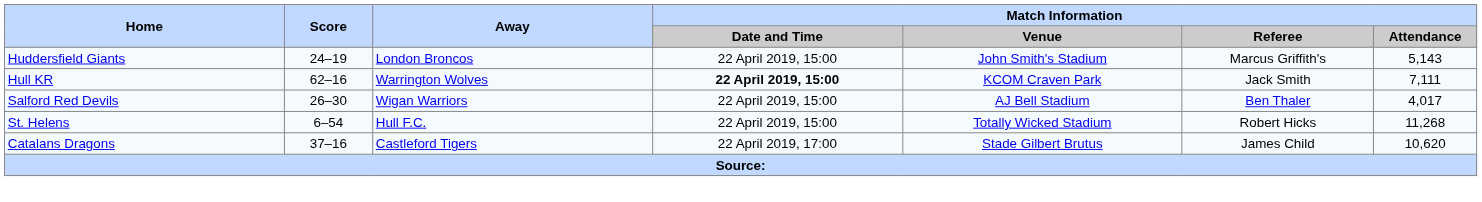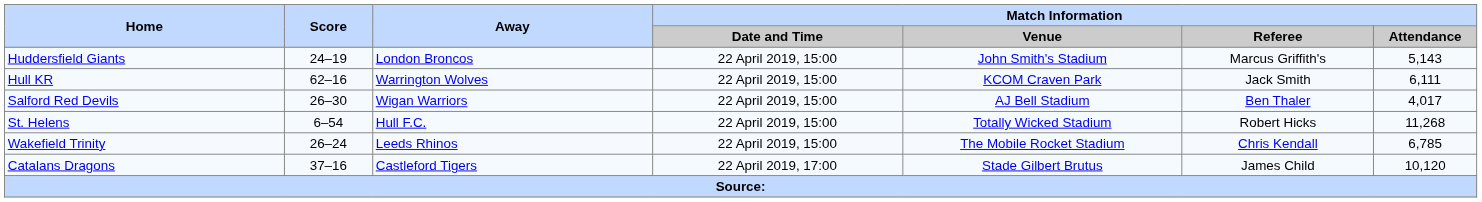(777, 79) bold -> (777, 79) normal
(1425, 79) 7,111 -> (1425, 79) 6,111
+ row: (57, 144)
(1425, 144) 10,620 -> (1425, 165) 10,120
